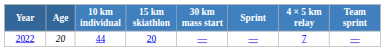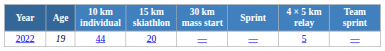(60, 39) 20 -> (60, 39) 19
(304, 39) 7 -> (304, 39) 5
